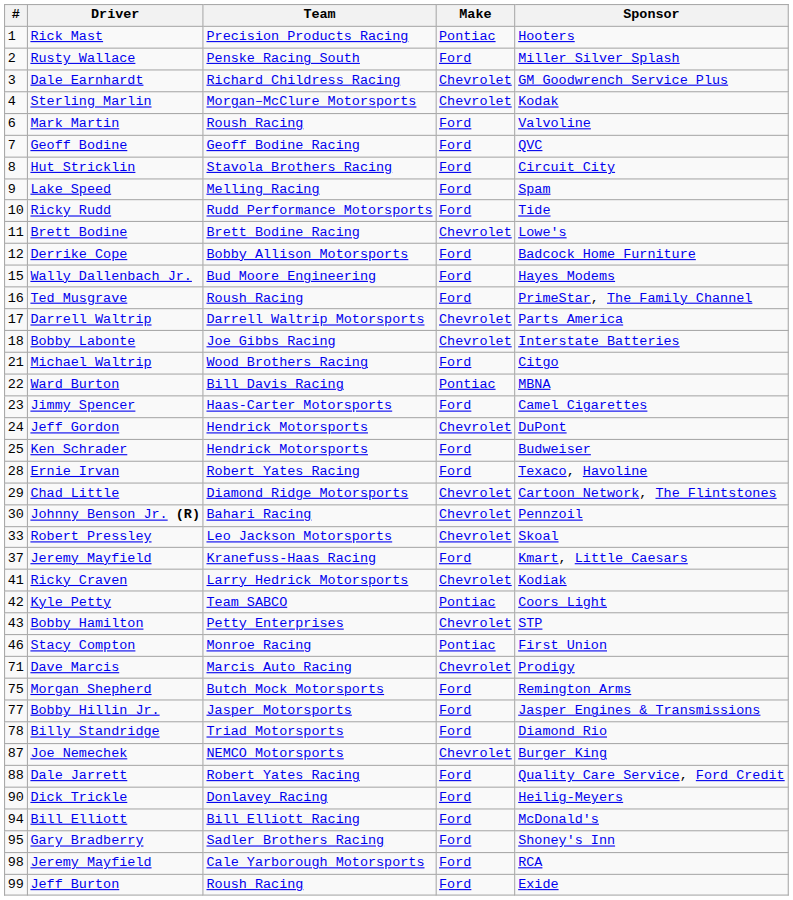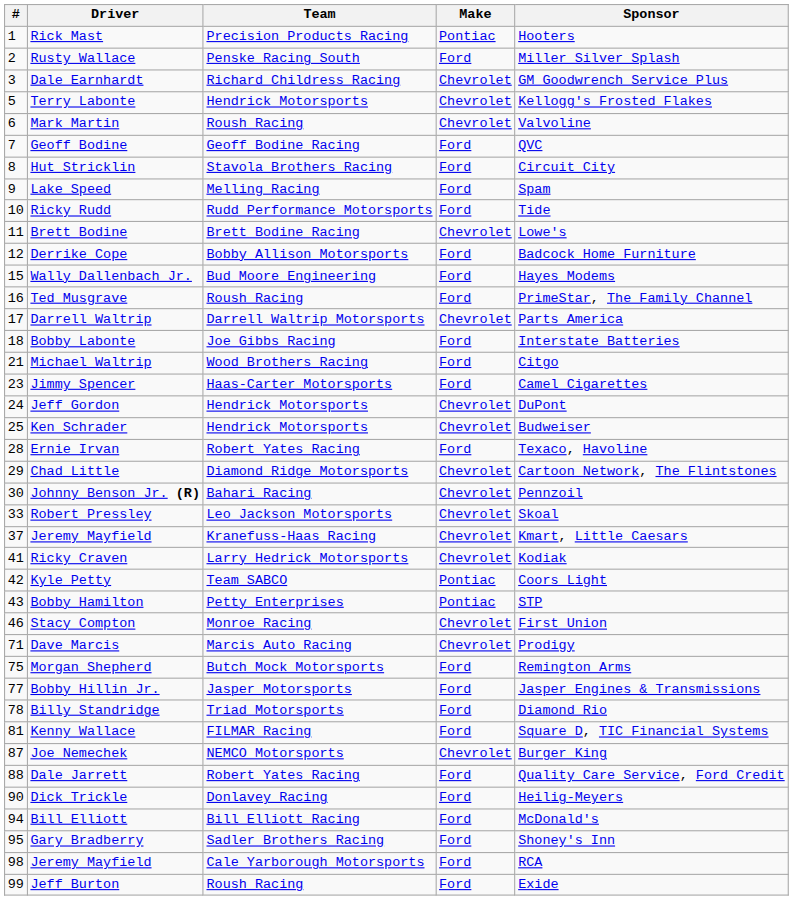- row: (12, 103)
+ row: (12, 103)
(455, 124) Ford -> (475, 124) Chevrolet
(475, 342) Chevrolet -> (455, 342) Ford
- row: (16, 385)
(455, 450) Ford -> (475, 429) Chevrolet
(455, 559) Ford -> (475, 537) Chevrolet
(475, 624) Chevrolet -> (467, 603) Pontiac
(467, 646) Pontiac -> (475, 624) Chevrolet
+ row: (16, 733)
